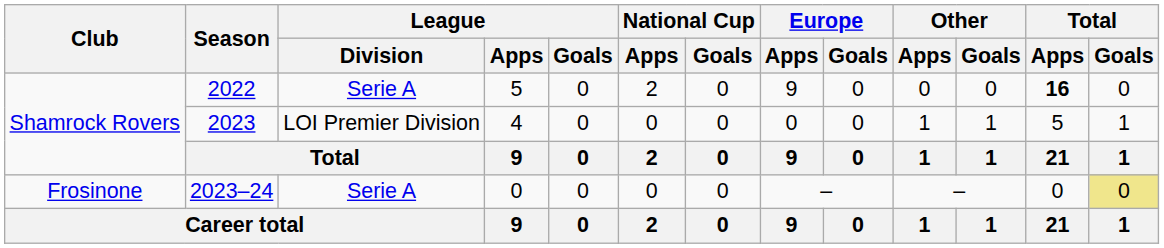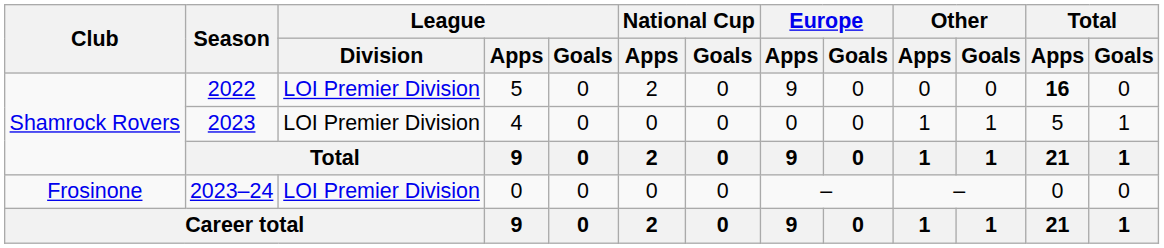(382, 89) Serie A -> (382, 89) LOI Premier Division
(382, 191) Serie A -> (382, 191) LOI Premier Division
(1124, 191) khaki background -> (1124, 191) no background
